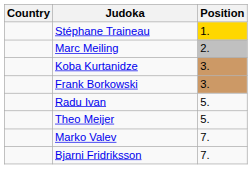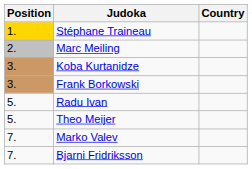columns swapped: (222, 13) <-> (28, 13)
